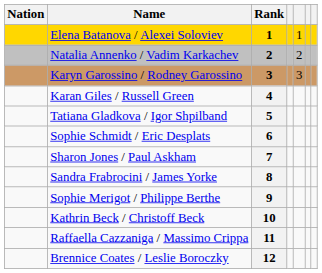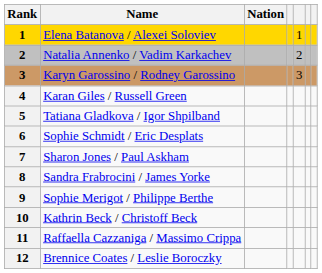columns swapped: (269, 14) <-> (26, 14)
